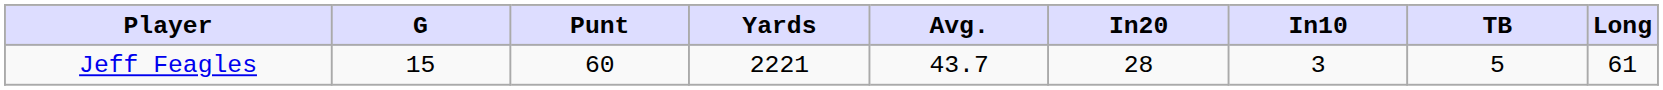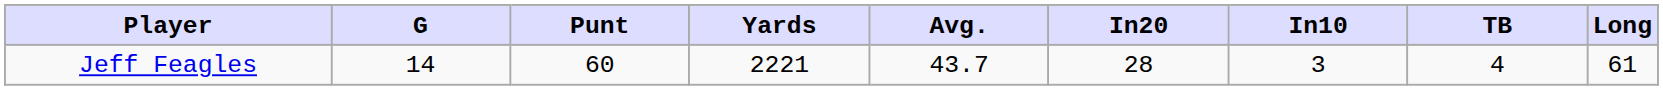(421, 65) 15 -> (421, 65) 14
(1497, 65) 5 -> (1497, 65) 4
